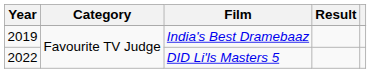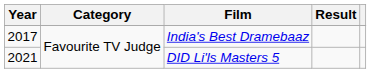(22, 36) 2019 -> (22, 36) 2017
(22, 57) 2022 -> (22, 57) 2021
